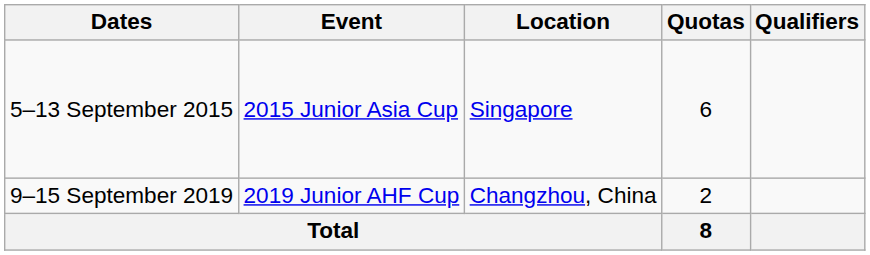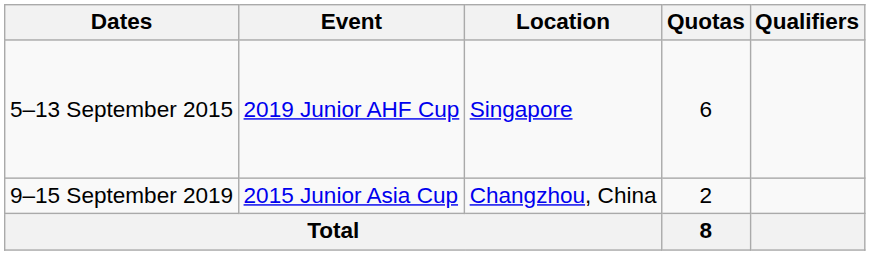(351, 108) 2015 Junior Asia Cup -> (351, 108) 2019 Junior AHF Cup
(351, 195) 2019 Junior AHF Cup -> (351, 195) 2015 Junior Asia Cup
